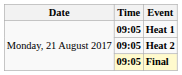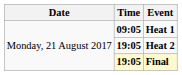(129, 45) 09:05 -> (129, 45) 19:05
(129, 62) 09:05 -> (129, 62) 19:05
